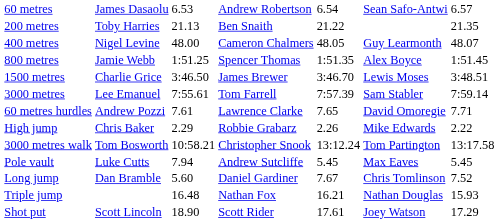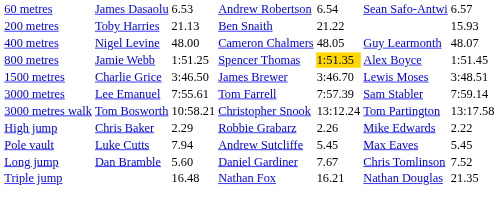(465, 26) 21.35 -> (465, 26) 15.93
(335, 60) no background -> (335, 60) gold background
- row: (48, 110)
rows swapped: (48, 144) <-> (31, 127)
(465, 195) 15.93 -> (465, 178) 21.35
- row: (25, 212)
